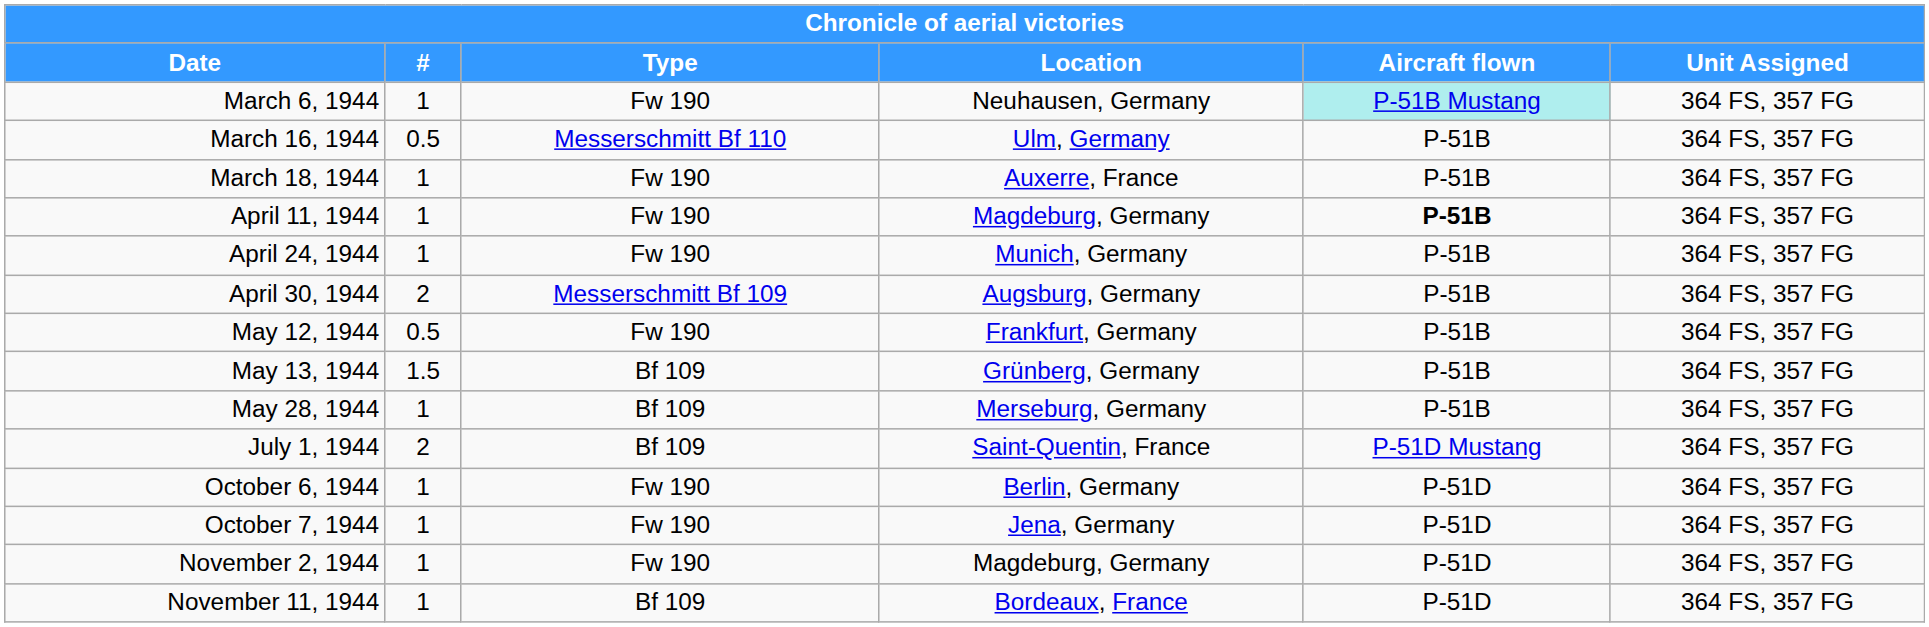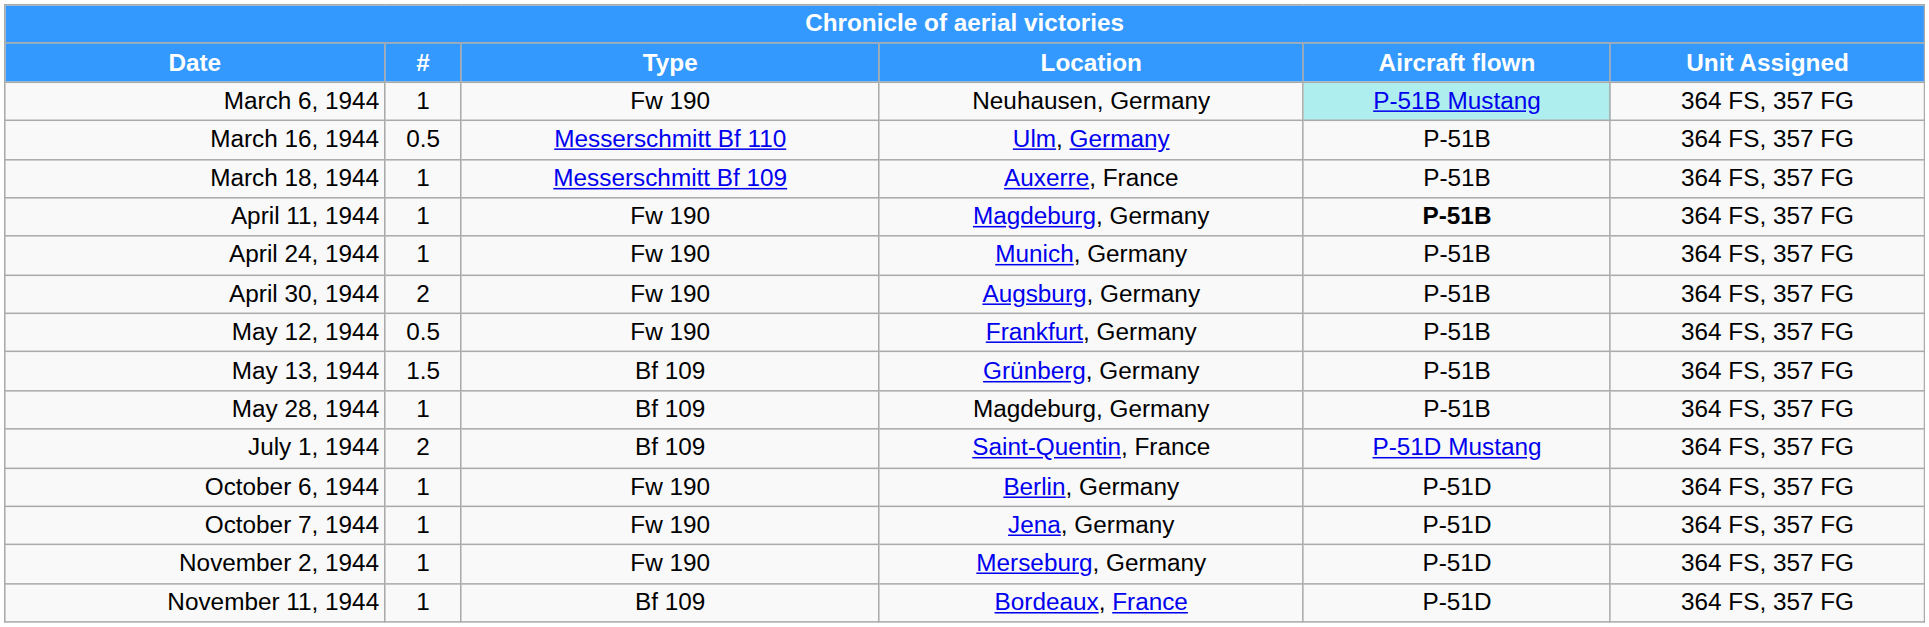(670, 178) Fw 190 -> (670, 178) Messerschmitt Bf 109
(670, 293) Messerschmitt Bf 109 -> (670, 293) Fw 190
(1091, 409) Merseburg, Germany -> (1091, 409) Magdeburg, Germany
(1091, 563) Magdeburg, Germany -> (1091, 563) Merseburg, Germany
